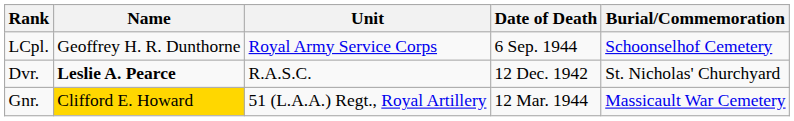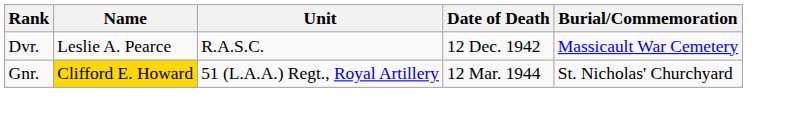- row: (29, 45)
(116, 73) bold -> (114, 45) normal
(693, 73) St. Nicholas' Churchyard -> (648, 45) Massicault War Cemetery
(695, 101) Massicault War Cemetery -> (645, 73) St. Nicholas' Churchyard
